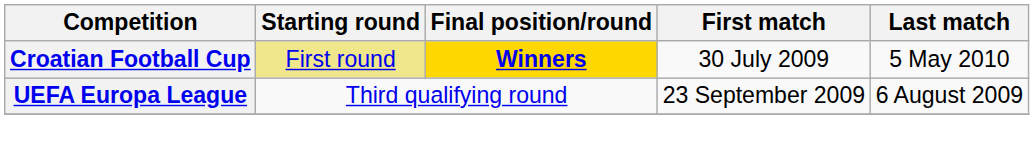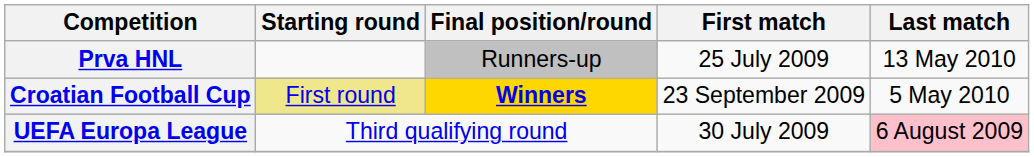+ row: (130, 59)
(764, 59) 30 July 2009 -> (764, 95) 23 September 2009
(764, 95) 23 September 2009 -> (764, 132) 30 July 2009
(949, 95) no background -> (949, 132) pink background
